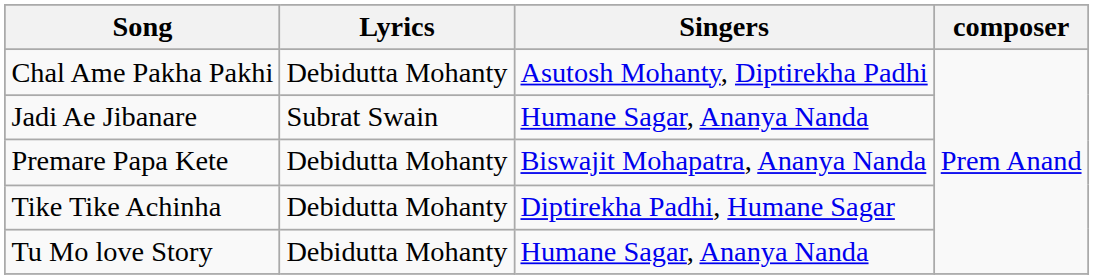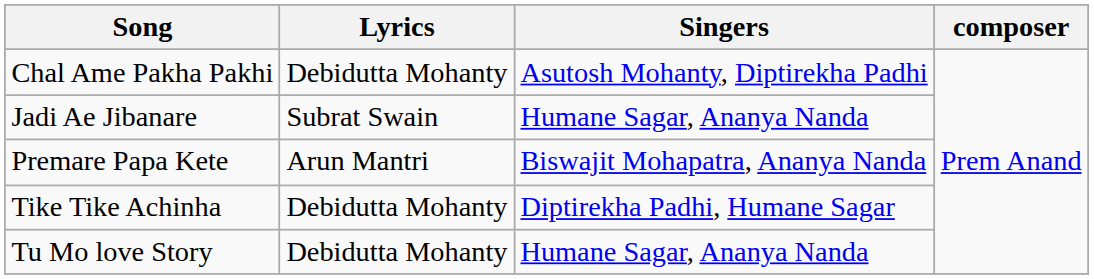(397, 161) Debidutta Mohanty -> (358, 161) Arun Mantri
